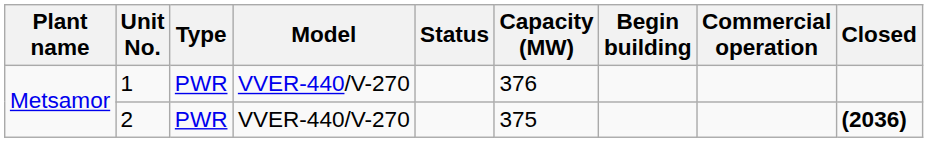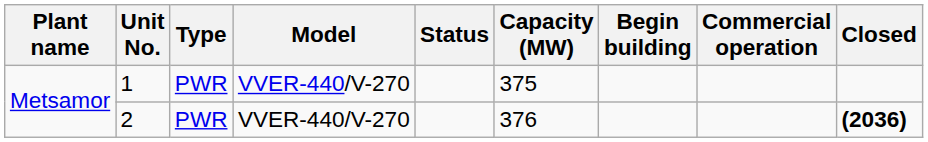(518, 83) 376 -> (518, 83) 375
(518, 119) 375 -> (518, 119) 376
